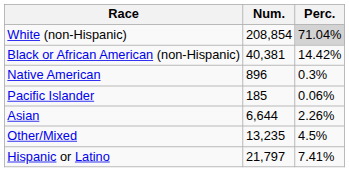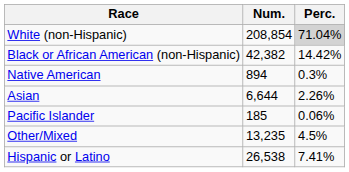(265, 55) 40,381 -> (265, 55) 42,382
(257, 75) 896 -> (257, 75) 894
rows swapped: (23, 116) <-> (51, 95)
(265, 156) 21,797 -> (265, 156) 26,538
